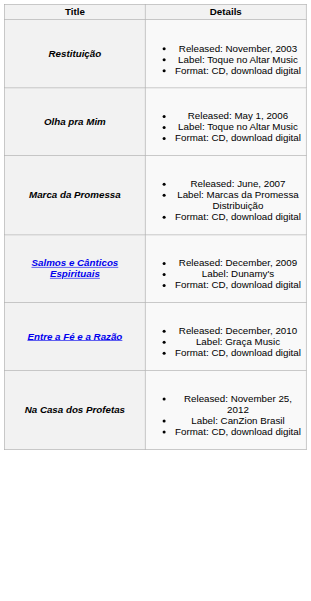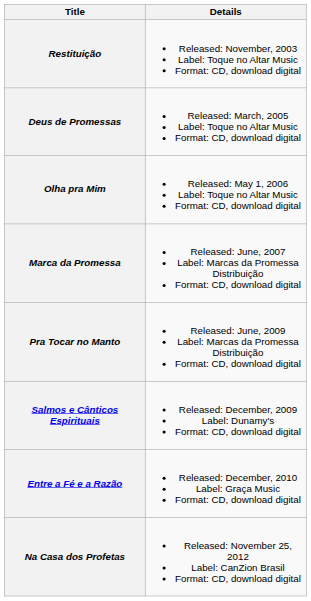+ row: (75, 121)
+ row: (75, 342)
